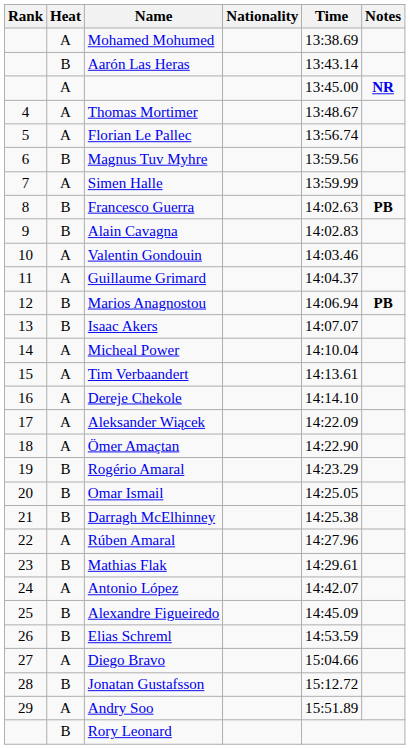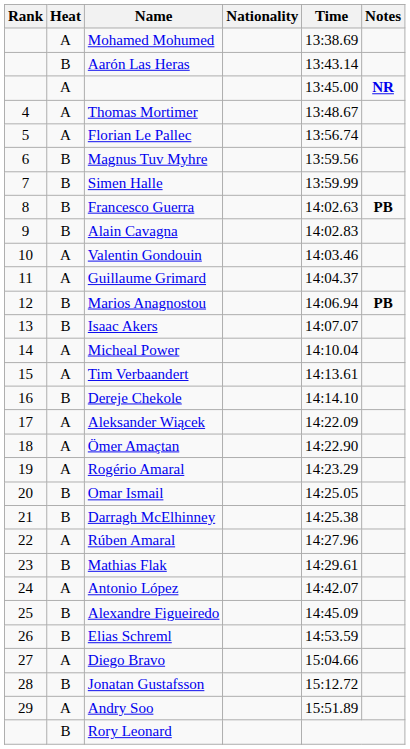(65, 183) A -> (65, 183) B
(65, 398) A -> (65, 398) B
(65, 469) B -> (65, 469) A
